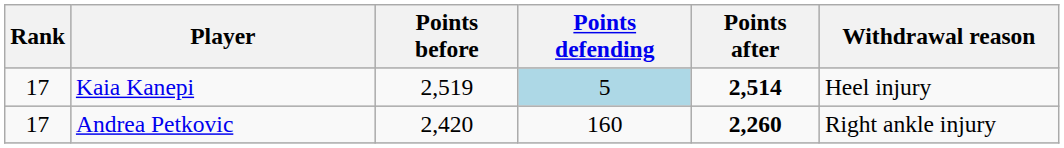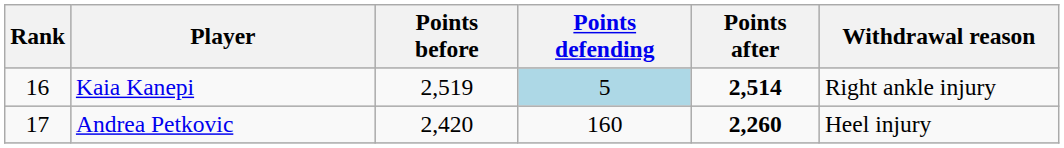(38, 86) 17 -> (38, 86) 16
(878, 86) Heel injury -> (910, 86) Right ankle injury
(910, 124) Right ankle injury -> (878, 124) Heel injury
